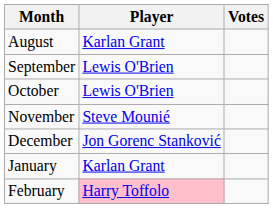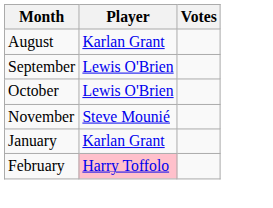- row: (40, 141)
